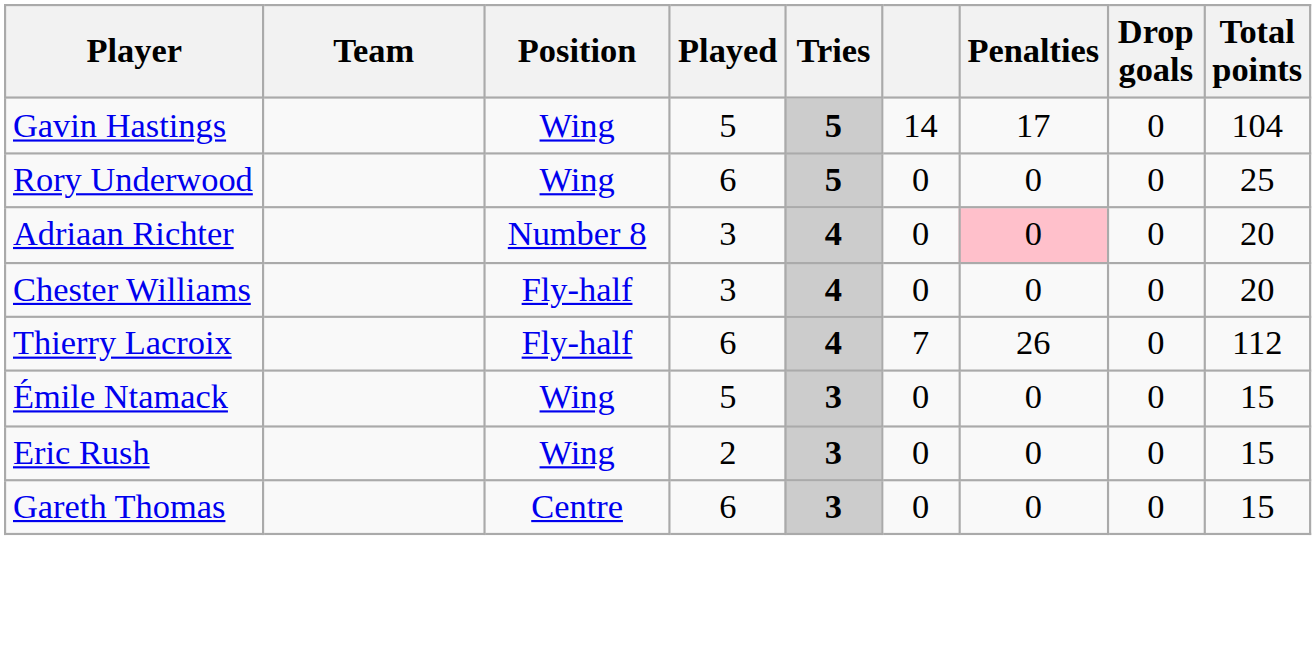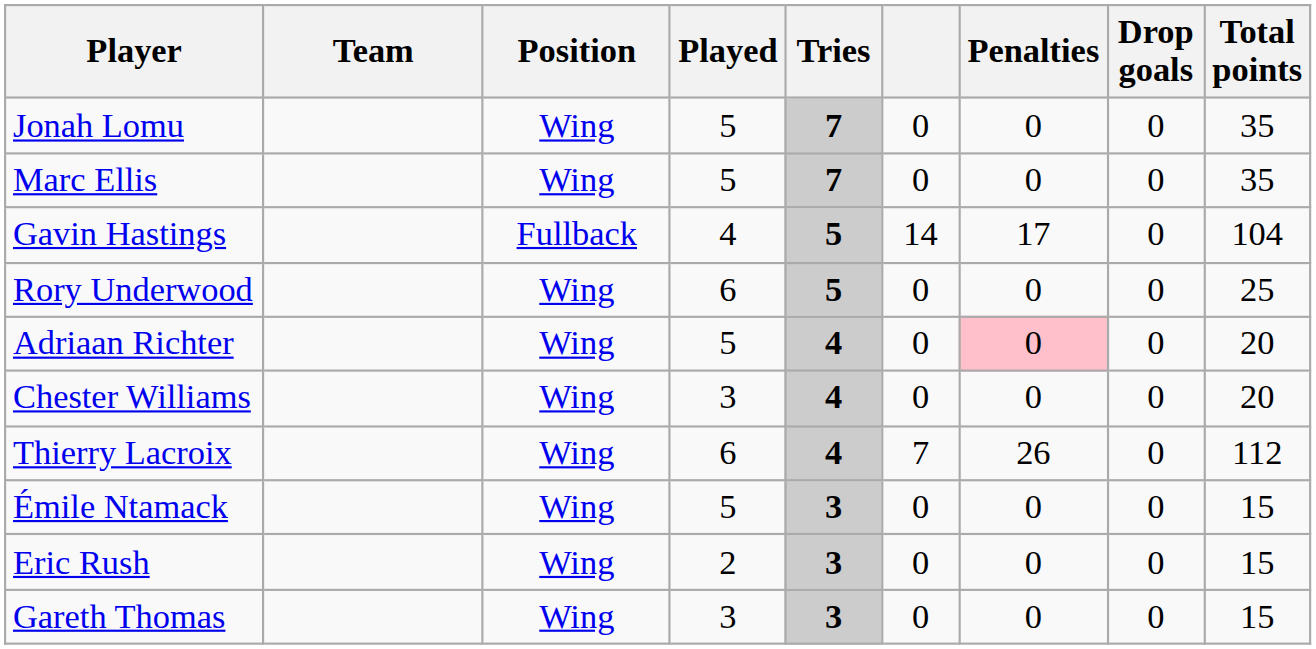+ row: (99, 125)
+ row: (85, 179)
(577, 125) Wing -> (577, 234) Fullback
(728, 125) 5 -> (728, 234) 4
(577, 234) Number 8 -> (577, 343) Wing
(728, 234) 3 -> (728, 343) 5
(577, 288) Fly-half -> (577, 397) Wing
(577, 343) Fly-half -> (577, 452) Wing
(577, 506) Centre -> (577, 616) Wing
(728, 506) 6 -> (728, 616) 3
